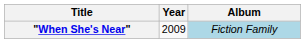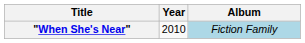(174, 30) 2009 -> (174, 30) 2010
